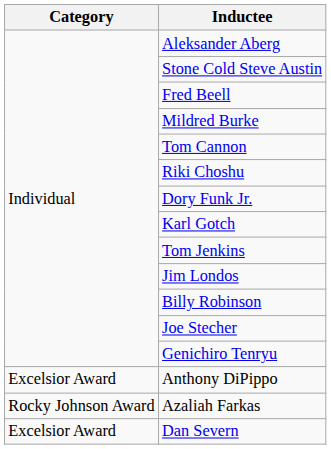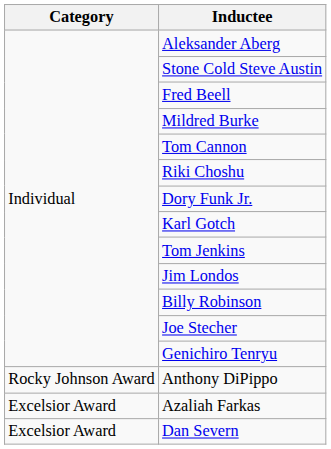(62, 379) Excelsior Award -> (81, 379) Rocky Johnson Award
(81, 405) Rocky Johnson Award -> (62, 405) Excelsior Award
